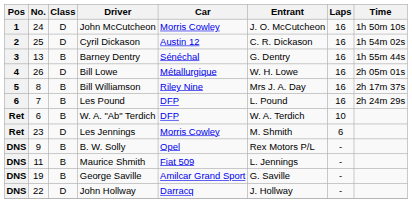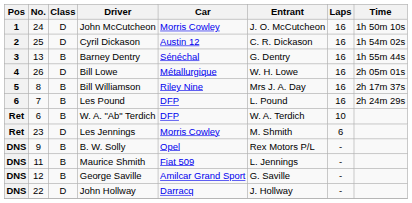(38, 176) 19 -> (38, 176) 12
